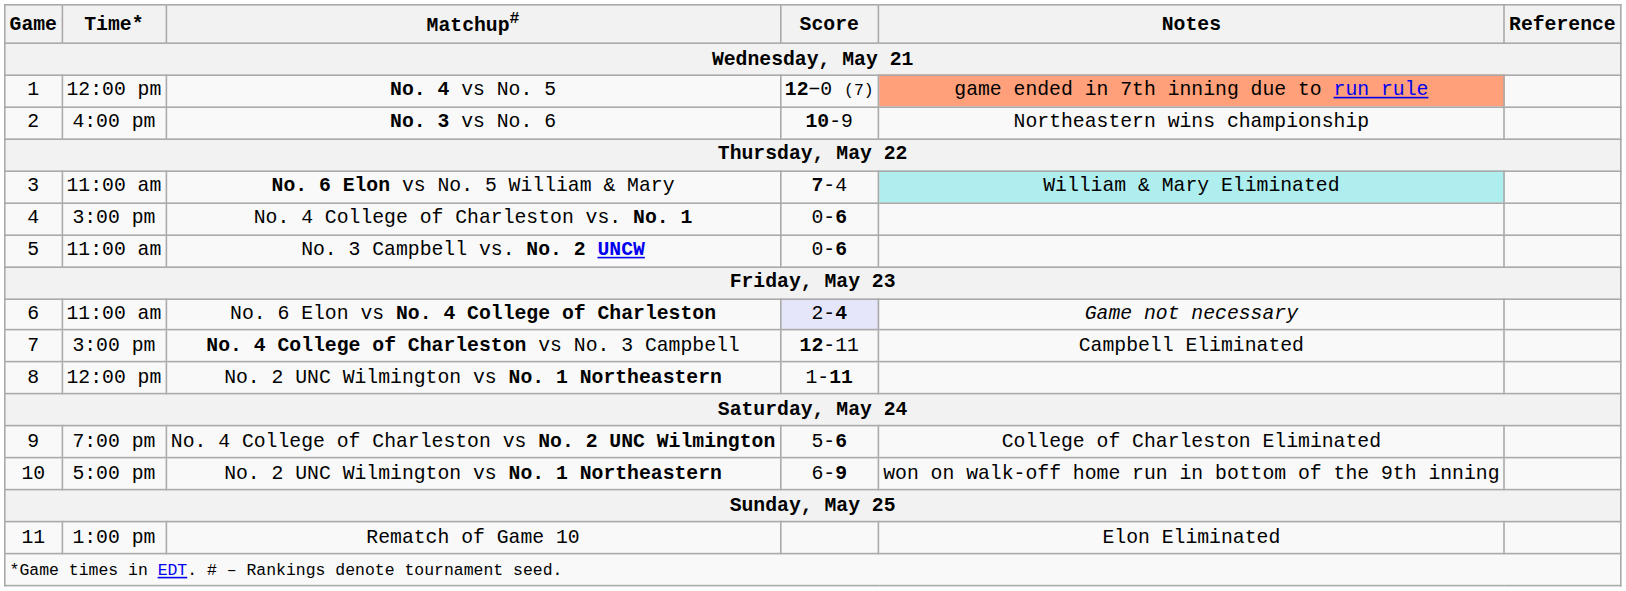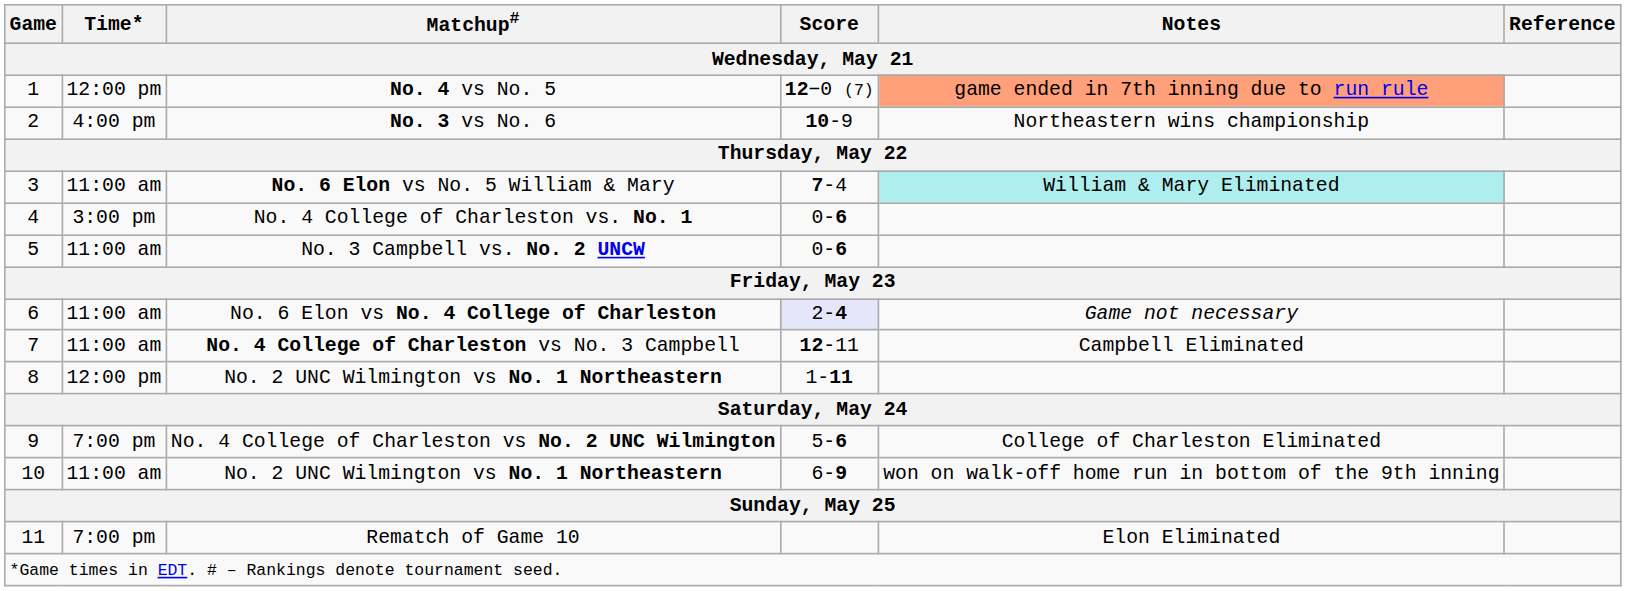(114, 347) 3:00 pm -> (114, 347) 11:00 am
(114, 474) 5:00 pm -> (114, 474) 11:00 am
(114, 538) 1:00 pm -> (114, 538) 7:00 pm
